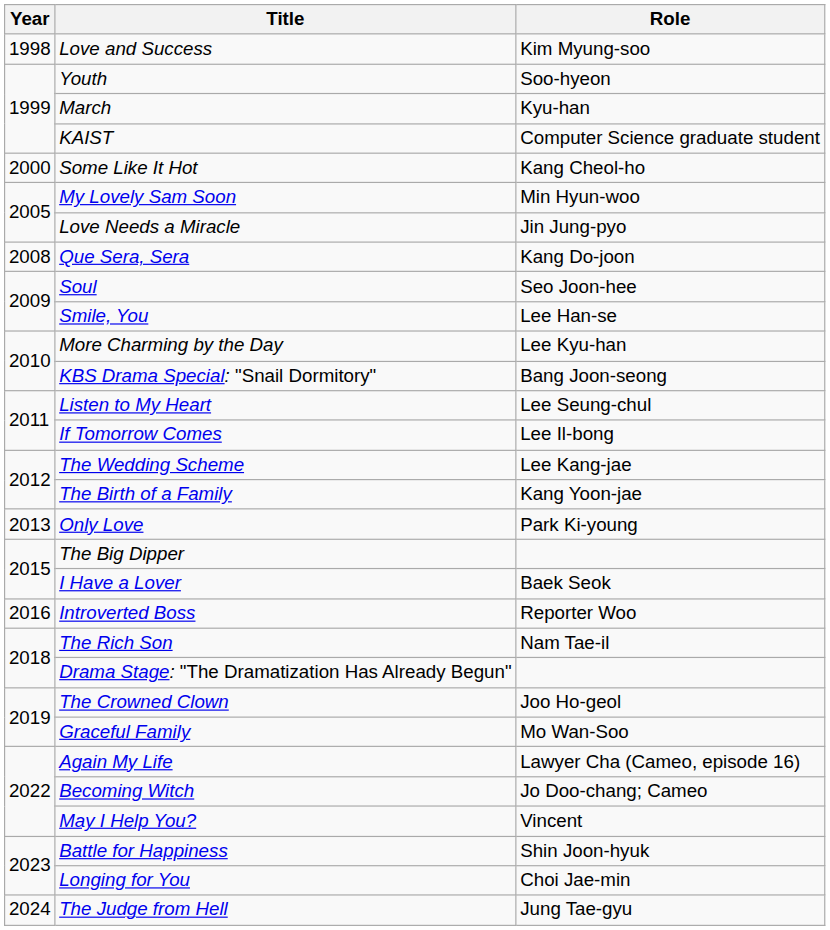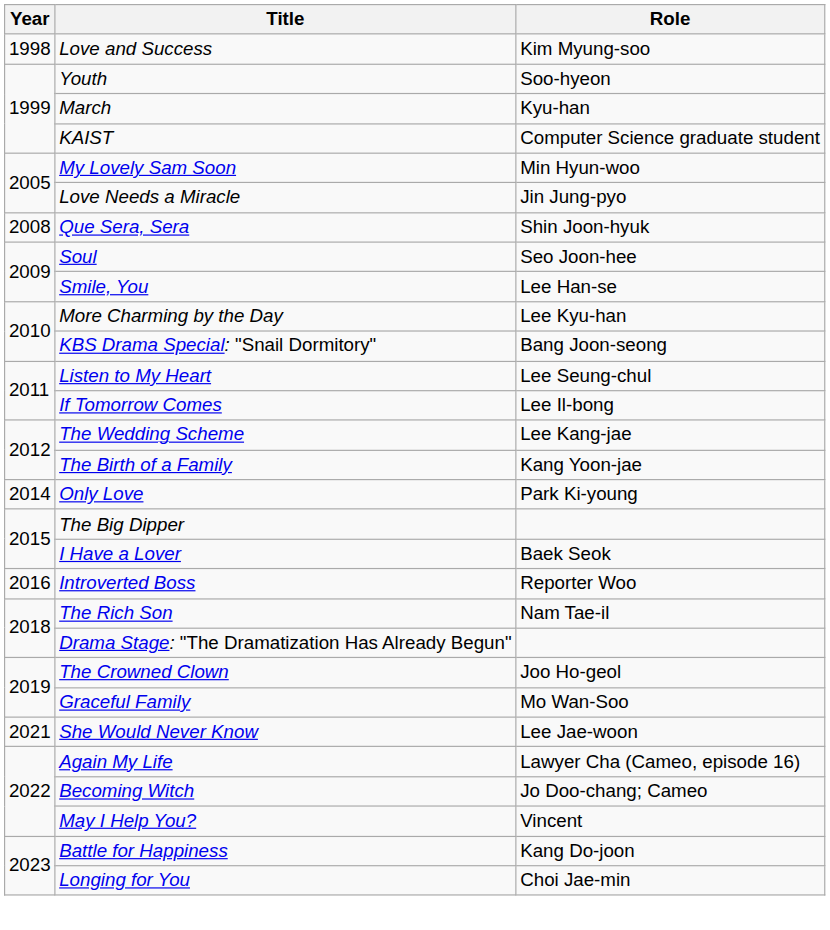- row: (128, 167)
(577, 256) Kang Do-joon -> (585, 227) Shin Joon-hyuk
(30, 524) 2013 -> (30, 494) 2014
+ row: (159, 731)
(585, 850) Shin Joon-hyuk -> (577, 850) Kang Do-joon
- row: (143, 910)
